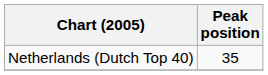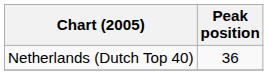(230, 57) 35 -> (230, 57) 36
